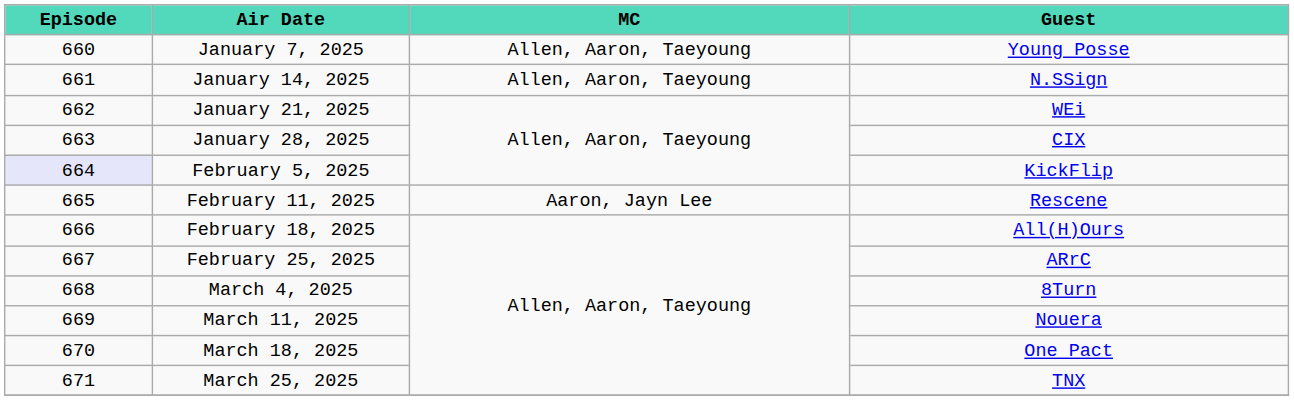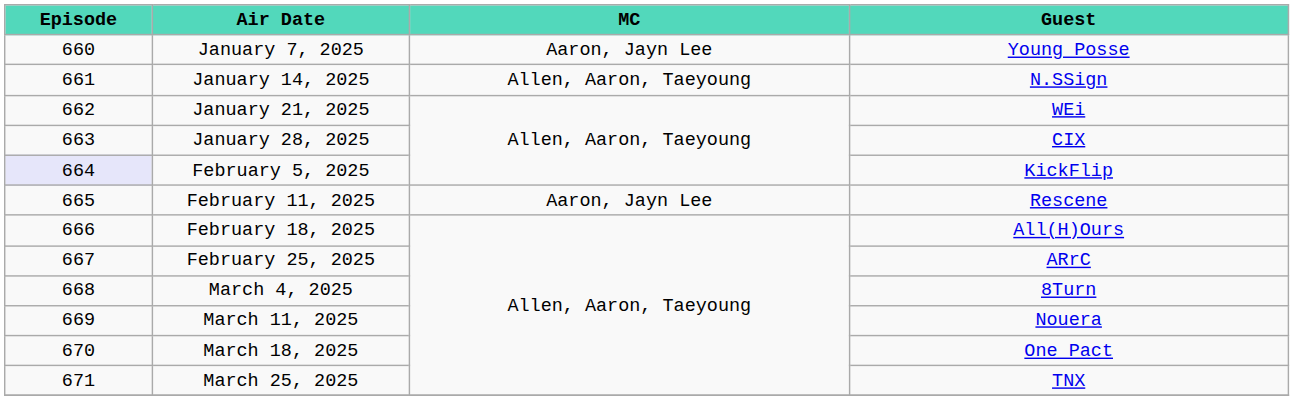(629, 50) Allen, Aaron, Taeyoung -> (629, 50) Aaron, Jayn Lee
